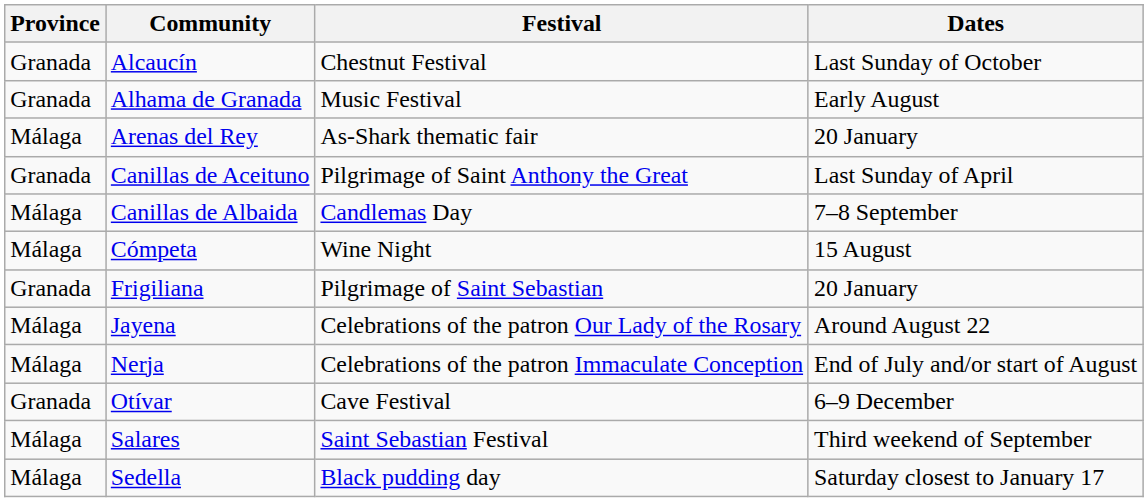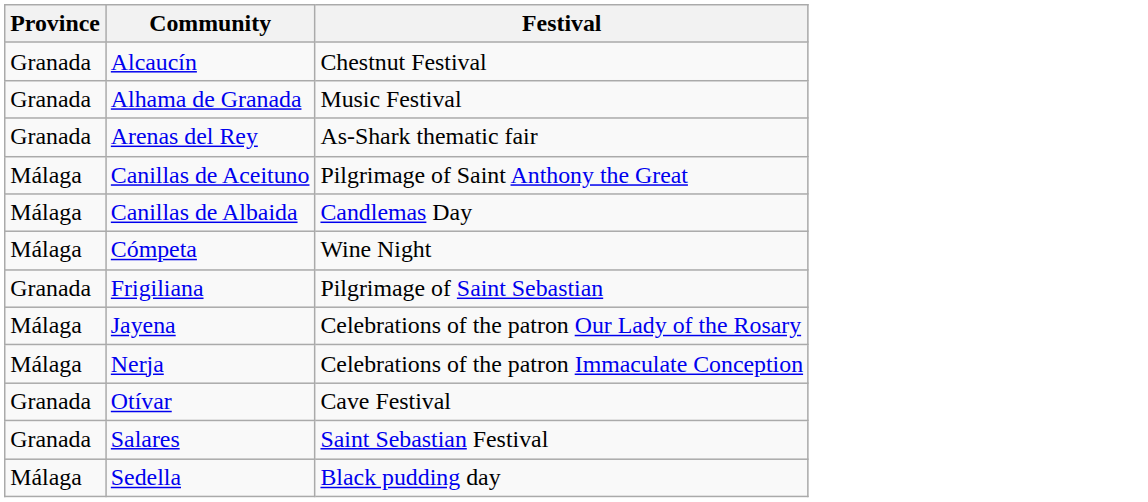- column: (976, 23)
(46, 136) Málaga -> (51, 136) Granada
(51, 174) Granada -> (46, 174) Málaga
(46, 439) Málaga -> (51, 439) Granada
